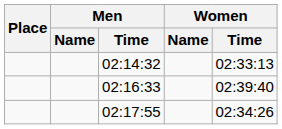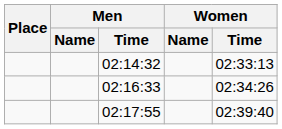(245, 87) 02:39:40 -> (245, 87) 02:34:26
(245, 111) 02:34:26 -> (245, 111) 02:39:40
